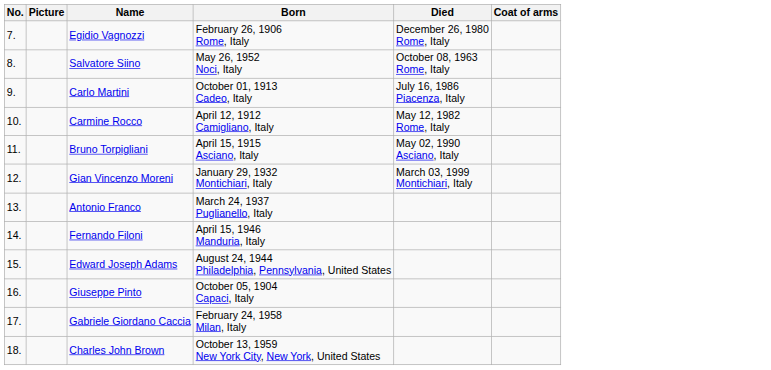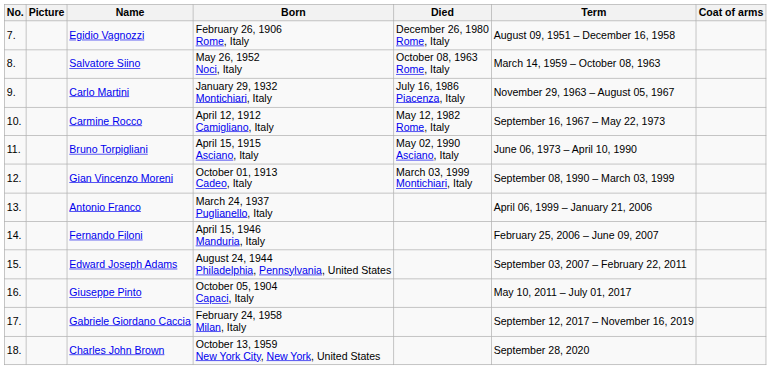+ column: (594, 12)
(236, 92) October 01, 1913 Cadeo, Italy -> (236, 92) January 29, 1932 Montichiari, Italy
(236, 178) January 29, 1932 Montichiari, Italy -> (236, 178) October 01, 1913 Cadeo, Italy
